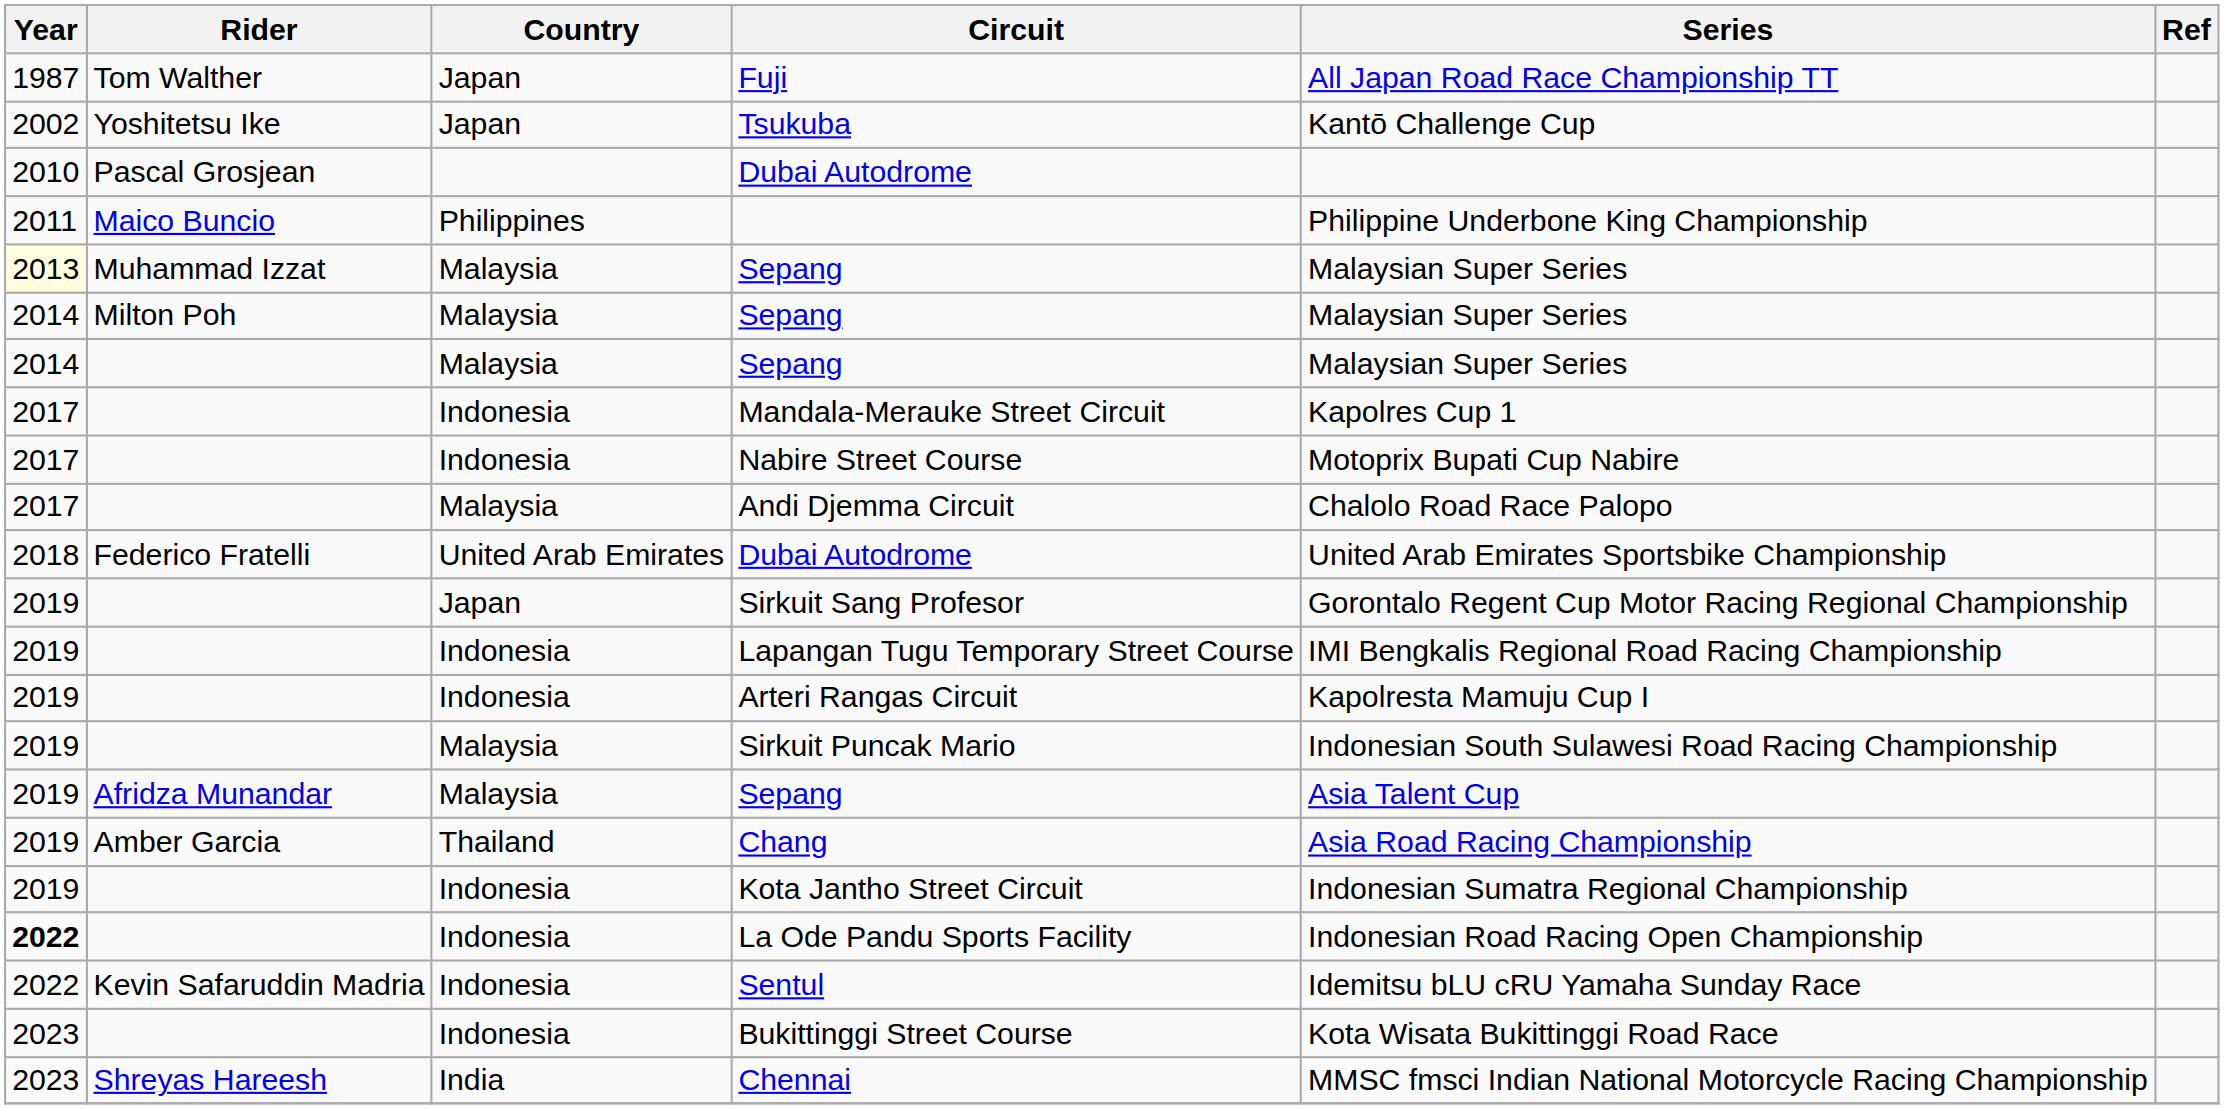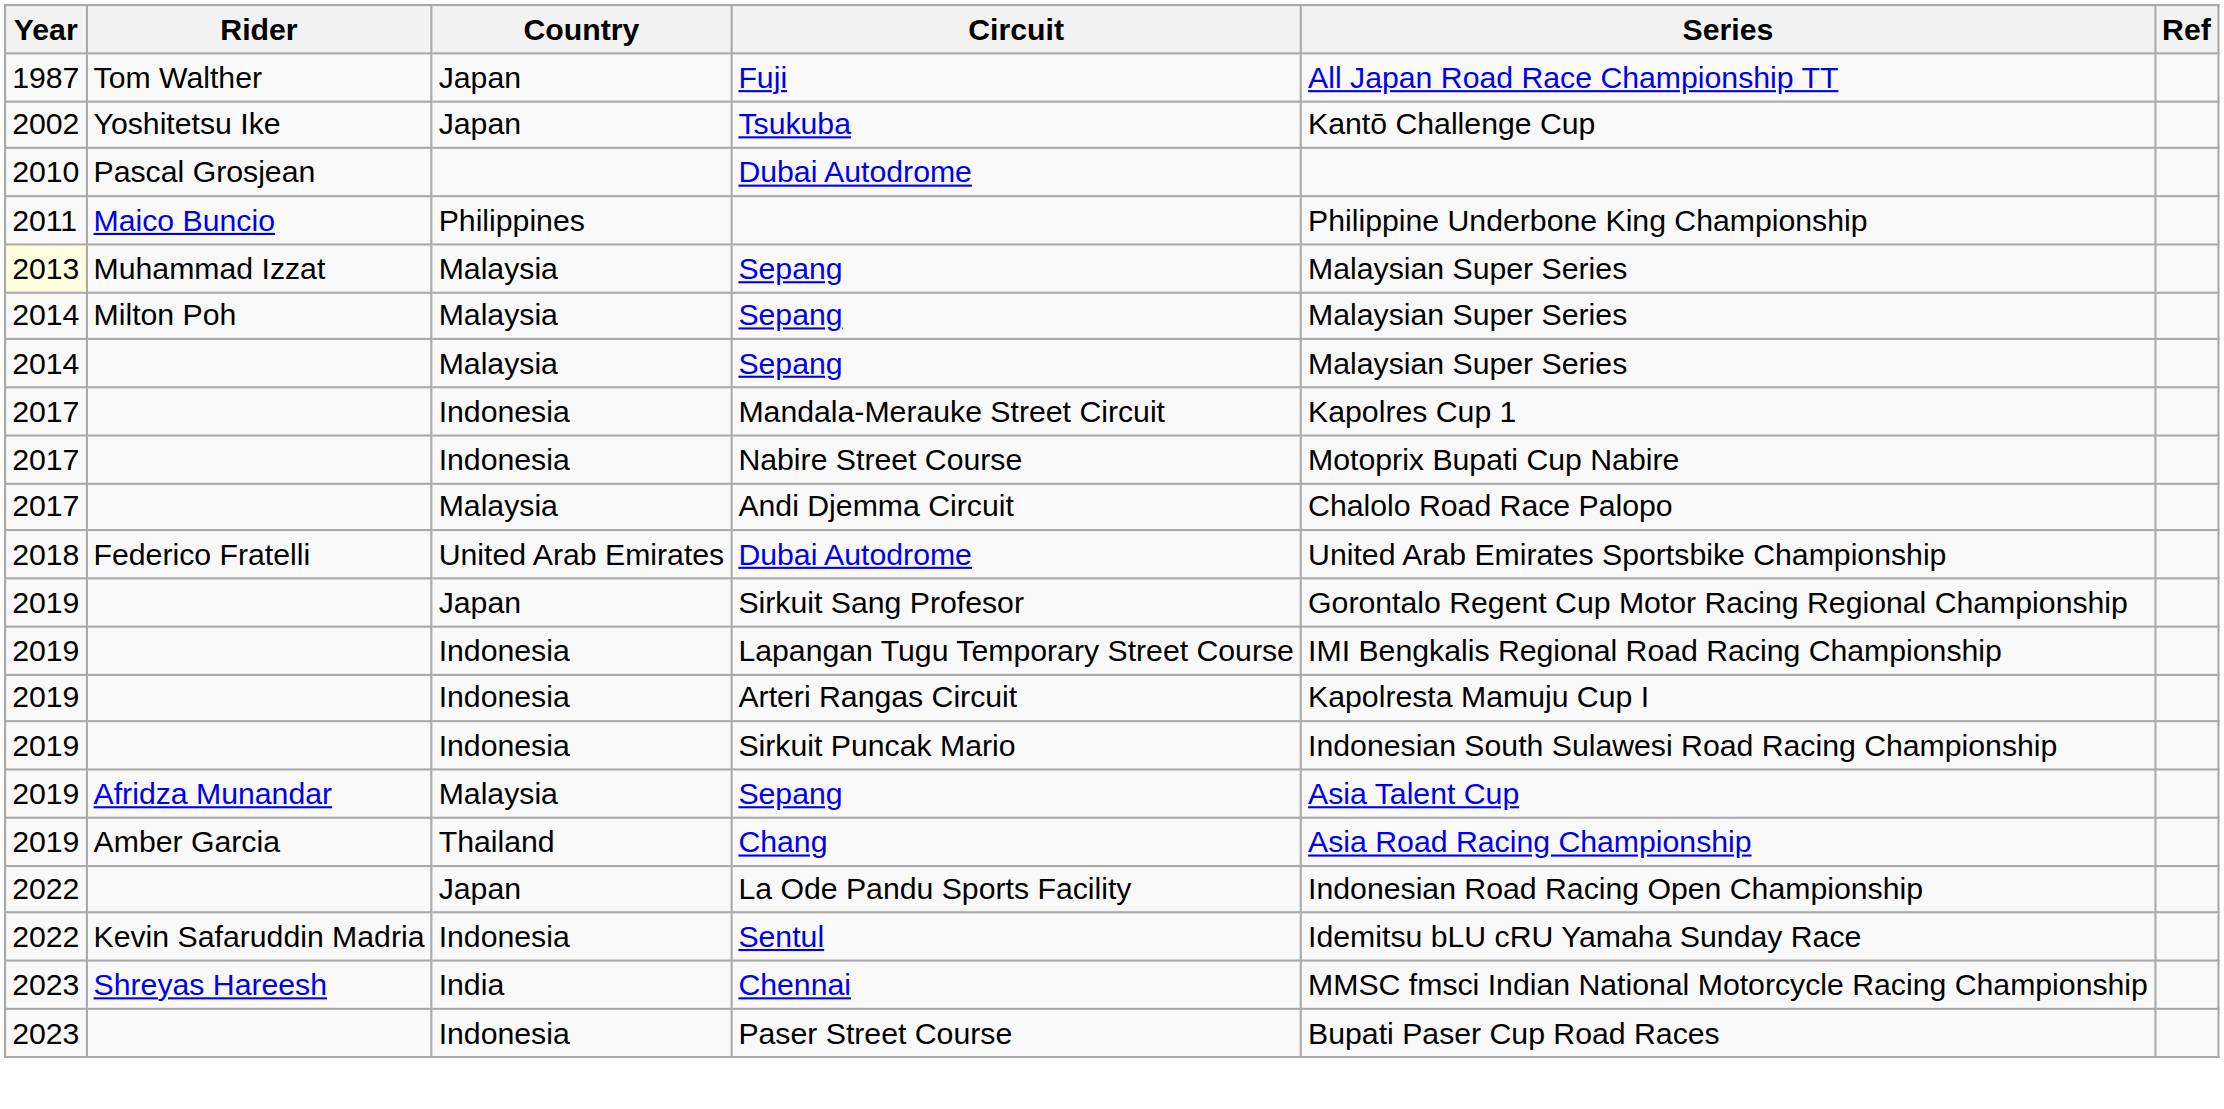(498, 746) Malaysia -> (504, 746) Indonesia
- row: (259, 889)
(46, 937) bold -> (46, 889) normal
(504, 937) Indonesia -> (480, 889) Japan
- row: (259, 1033)
+ row: (259, 1033)
